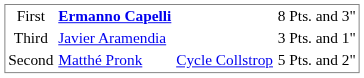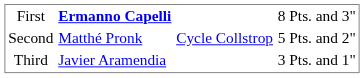rows swapped: (31, 60) <-> (31, 38)
